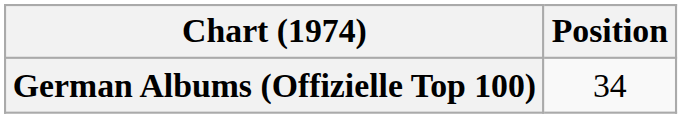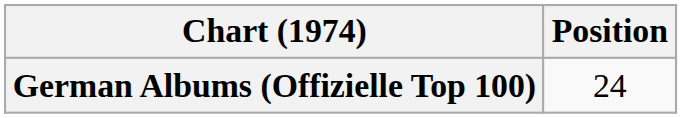(610, 84) 34 -> (610, 84) 24
